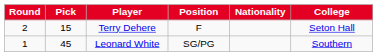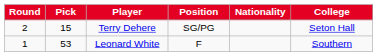(199, 28) F -> (199, 28) SG/PG
(66, 43) 45 -> (66, 43) 53
(199, 43) SG/PG -> (199, 43) F
